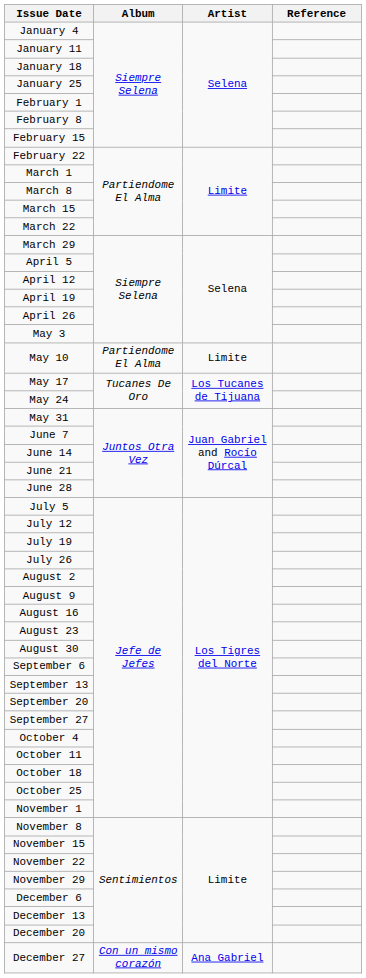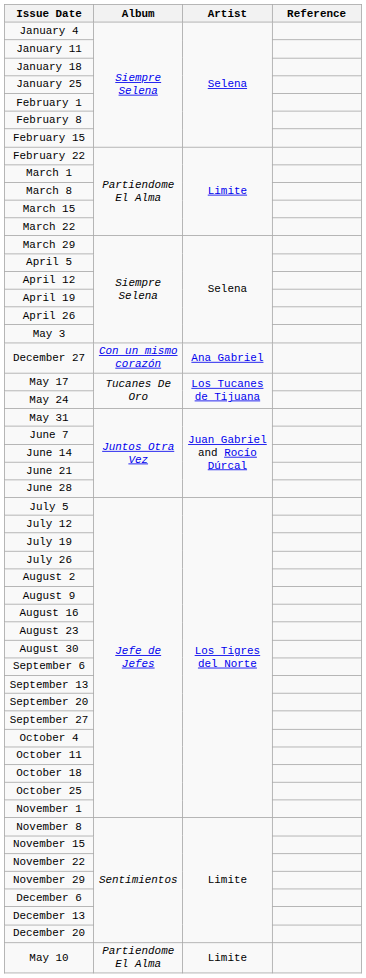rows swapped: (49, 358) <-> (49, 958)
